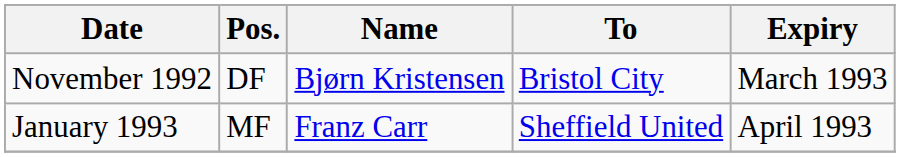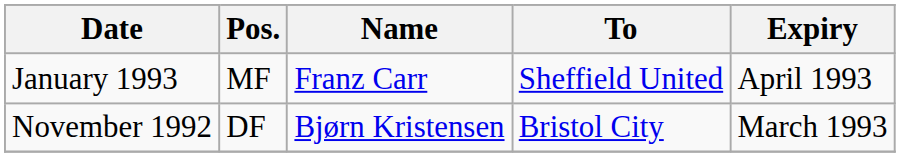rows swapped: (112, 77) <-> (95, 126)
